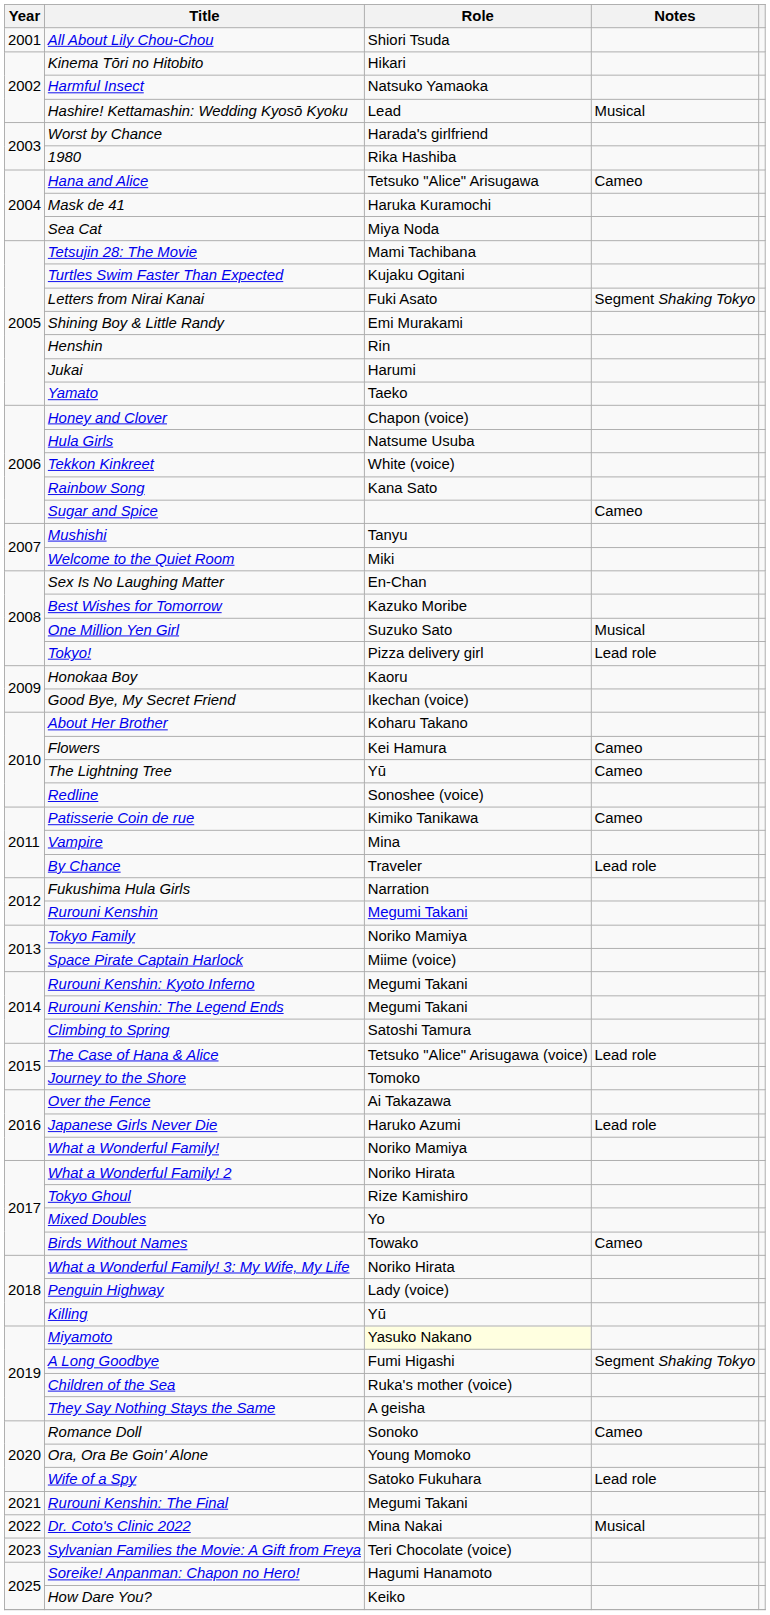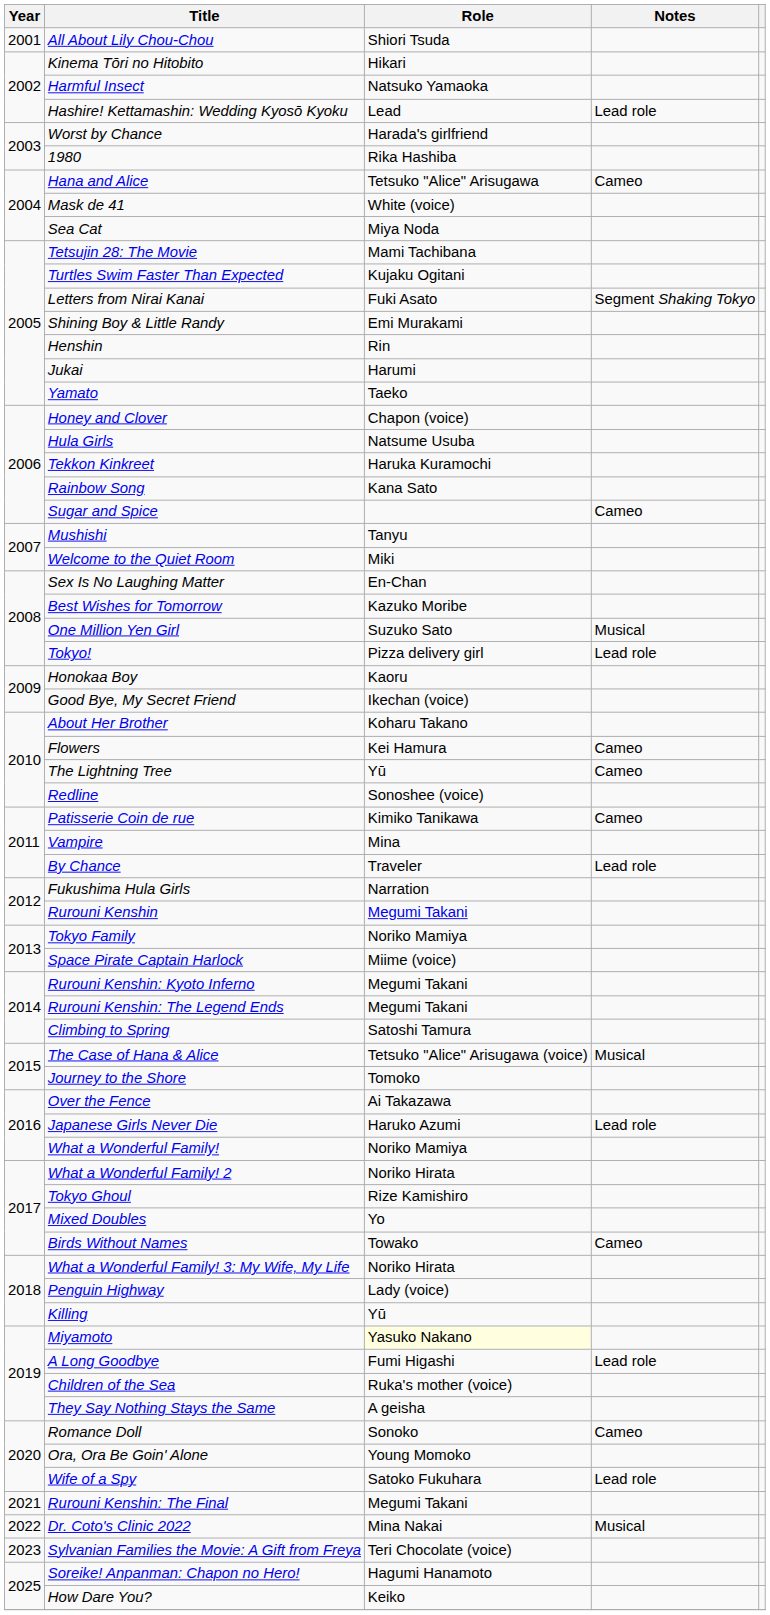(620, 110) Musical -> (626, 110) Lead role
(429, 205) Haruka Kuramochi -> (411, 205) White (voice)
(411, 464) White (voice) -> (429, 464) Haruka Kuramochi
(626, 1054) Lead role -> (620, 1054) Musical
(675, 1361) Segment Shaking Tokyo -> (626, 1361) Lead role
